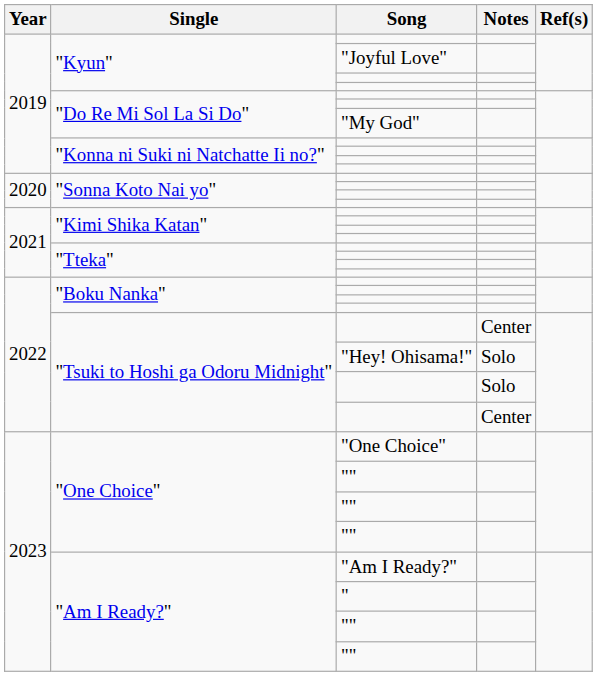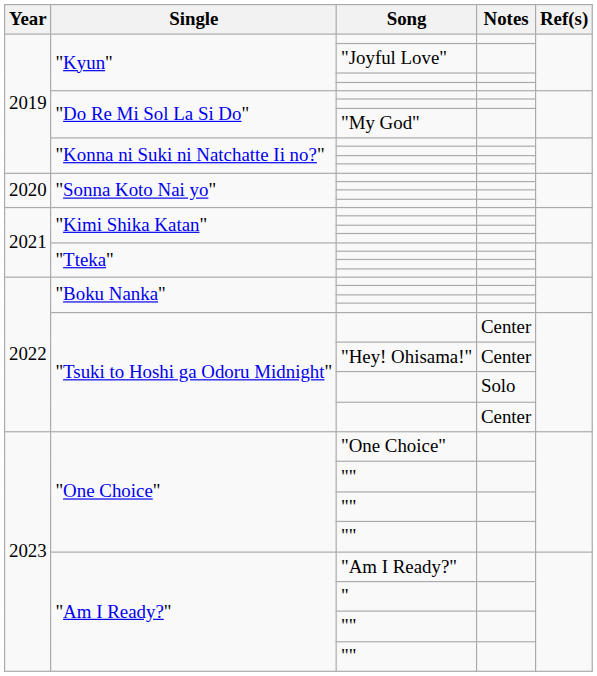(498, 356) Solo -> (506, 356) Center
